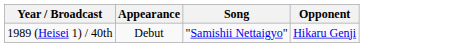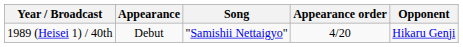+ column: (340, 14)
